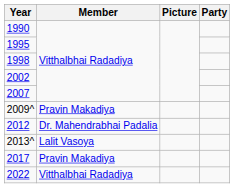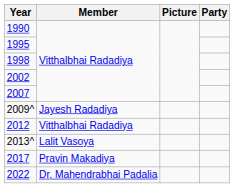(77, 110) Pravin Makadiya -> (78, 110) Jayesh Radadiya
(98, 126) Dr. Mahendrabhai Padalia -> (86, 126) Vitthalbhai Radadiya
(86, 175) Vitthalbhai Radadiya -> (98, 175) Dr. Mahendrabhai Padalia
